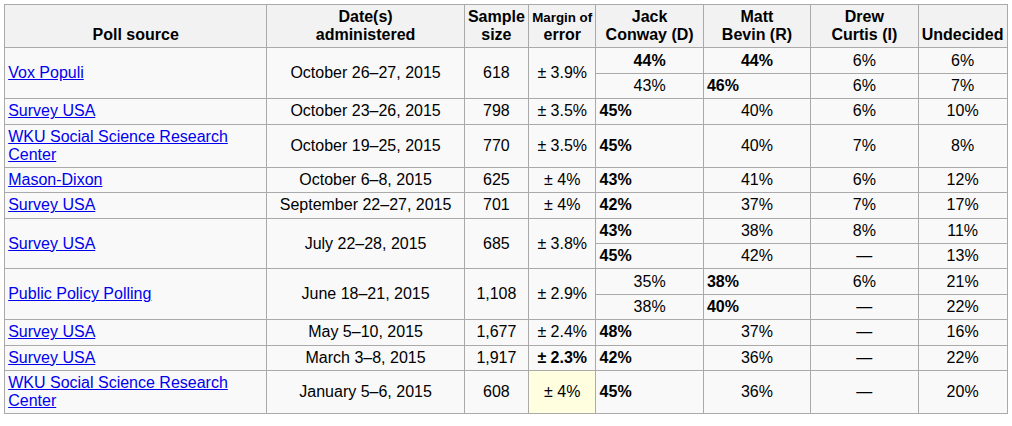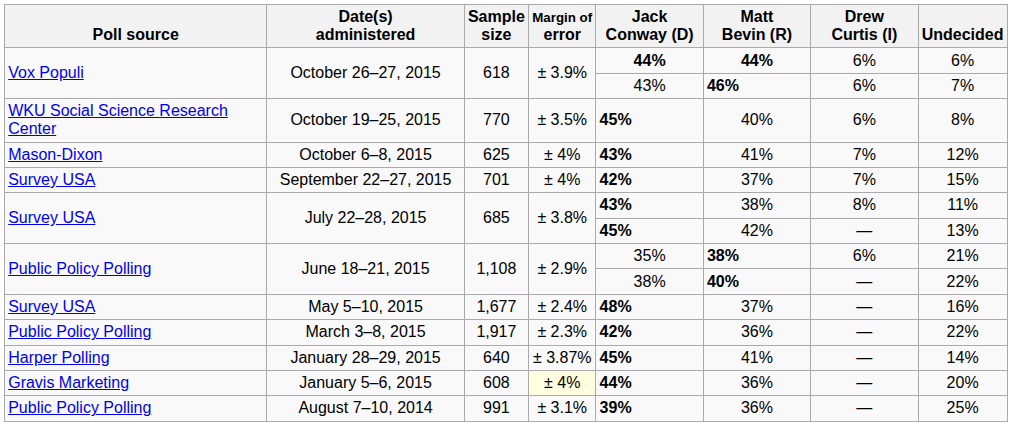- row: (366, 111)
(864, 145) 7% -> (864, 120) 6%
(864, 180) 6% -> (864, 154) 7%
(963, 205) 17% -> (963, 180) 15%
(52, 357) Survey USA -> (80, 332) Public Policy Polling
(562, 357) bold -> (562, 332) normal
+ row: (366, 357)
(118, 392) WKU Social Science Research Center -> (69, 383) Gravis Marketing
(616, 392) 45% -> (616, 383) 44%
+ row: (366, 408)
